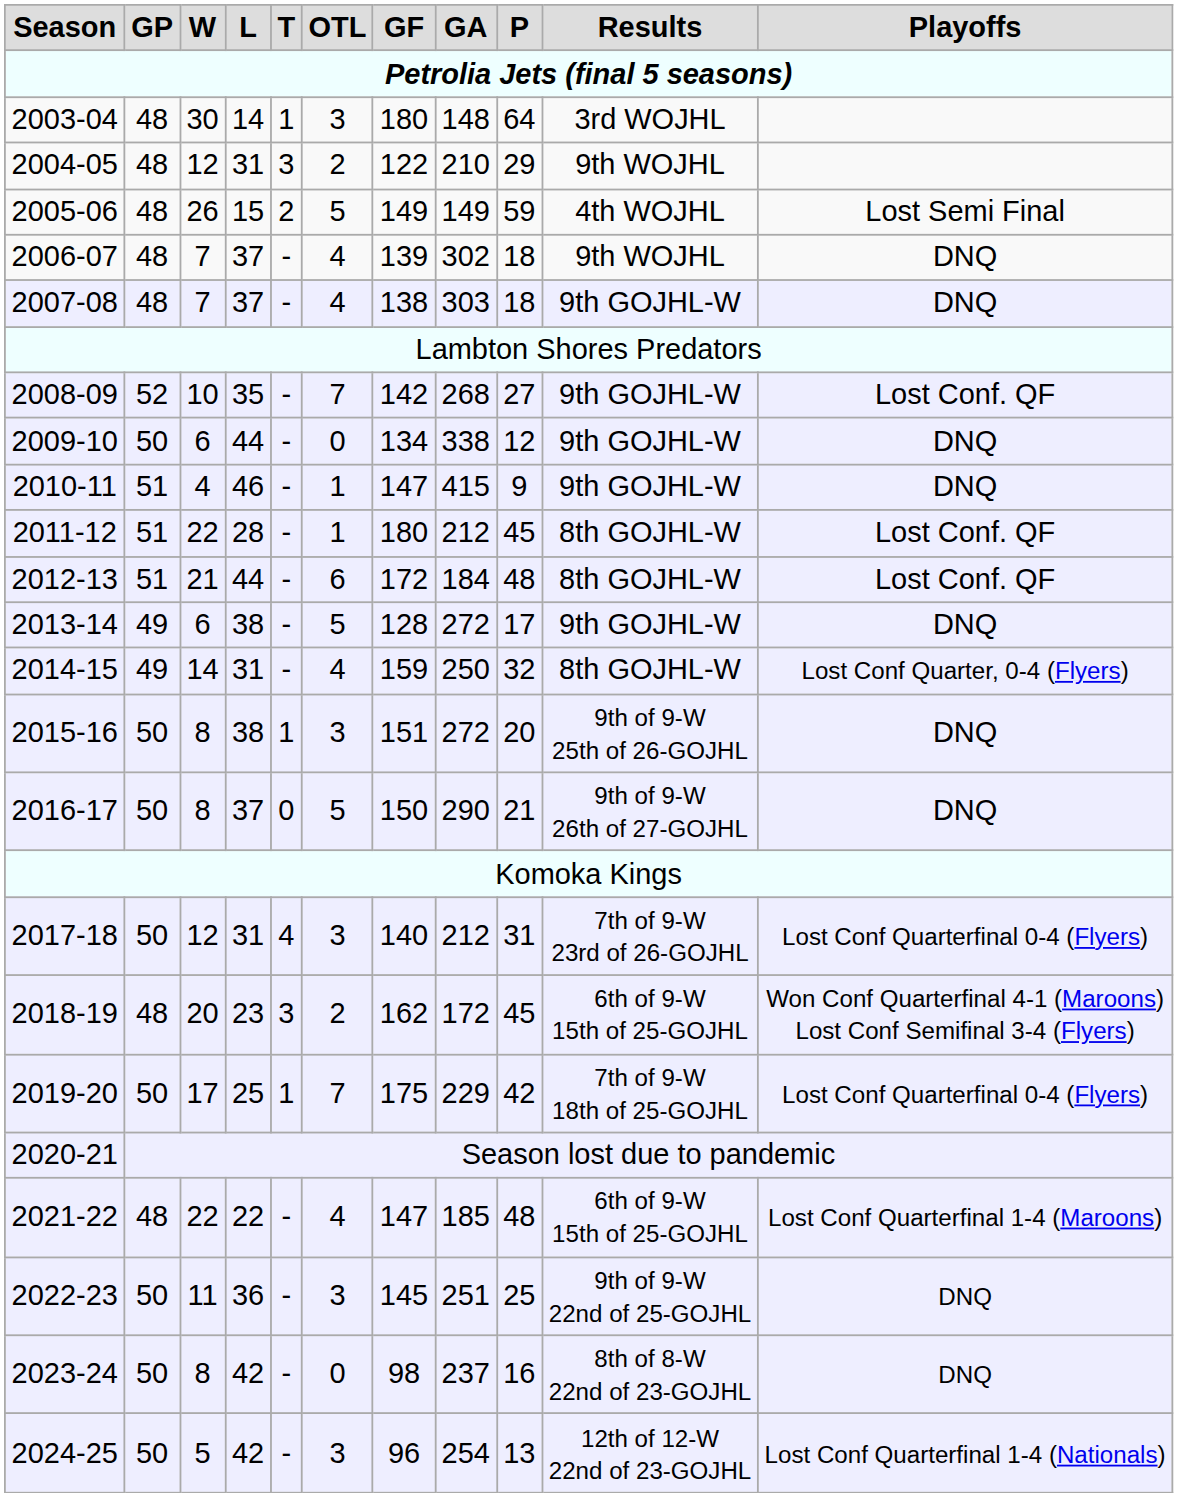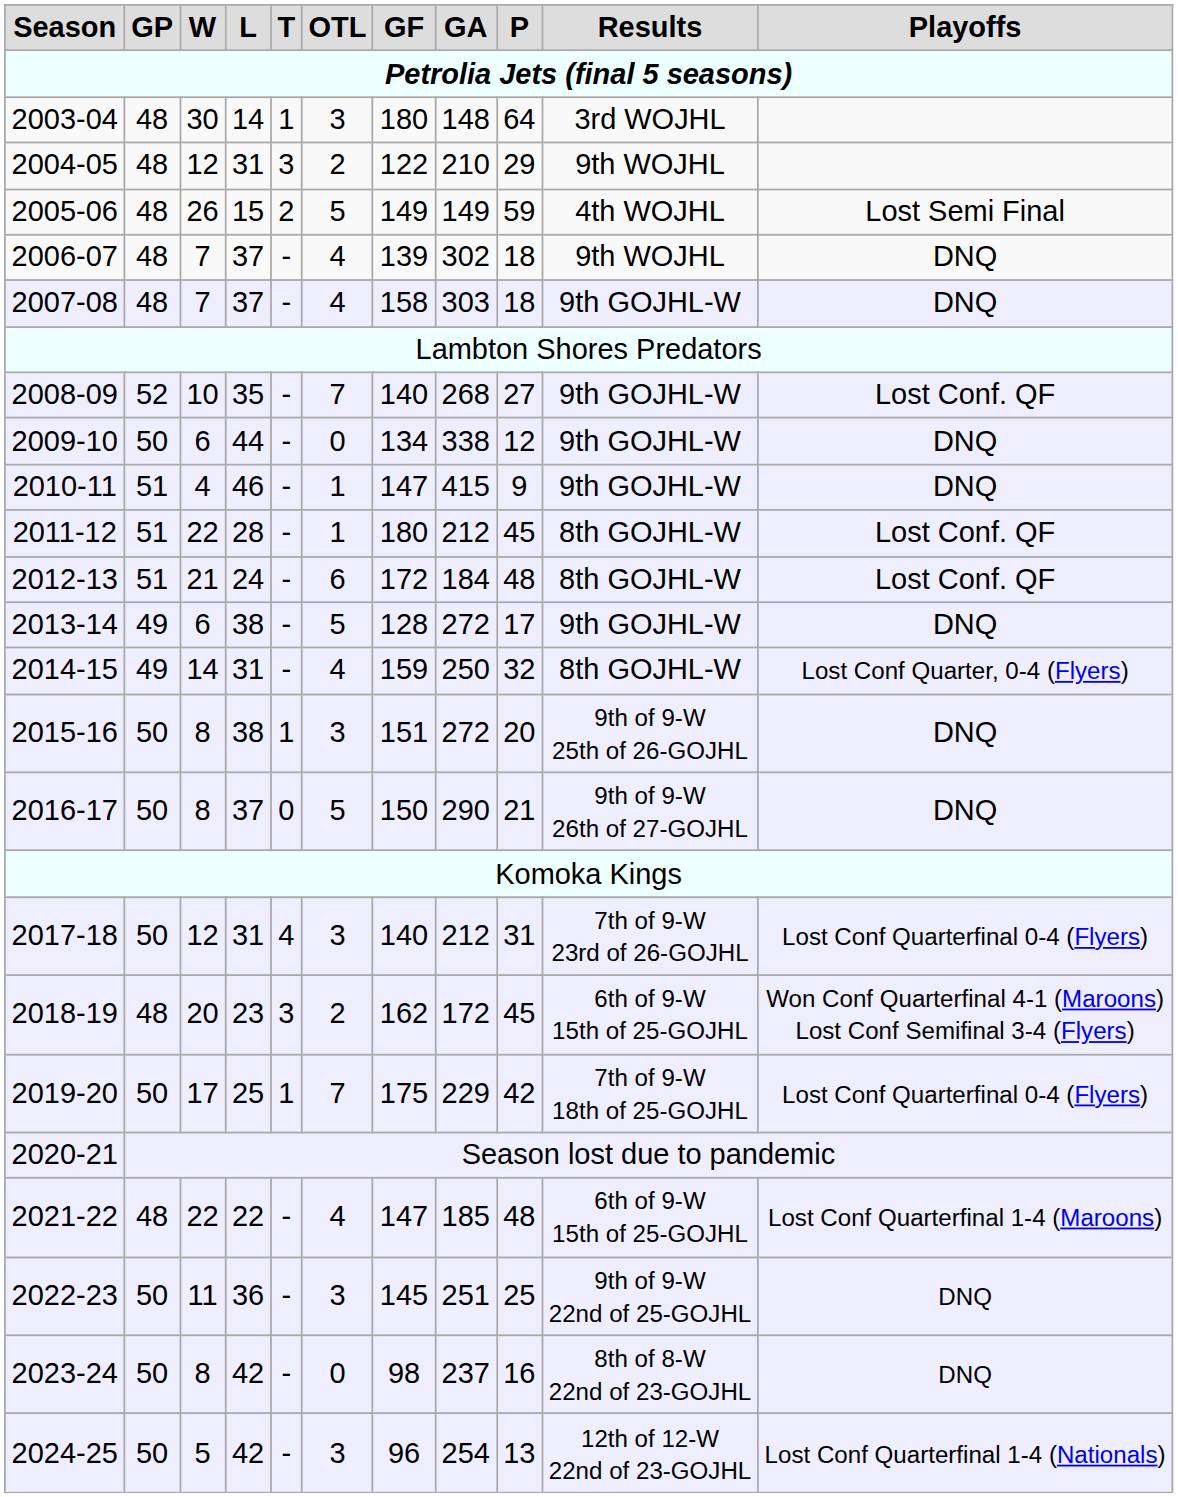(404, 303) 138 -> (404, 303) 158
(404, 394) 142 -> (404, 394) 140
(248, 578) 44 -> (248, 578) 24
